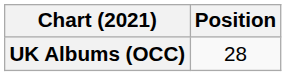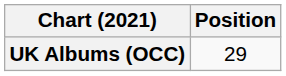(235, 53) 28 -> (235, 53) 29
